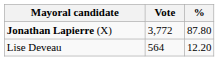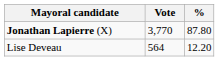(160, 30) 3,772 -> (160, 30) 3,770
